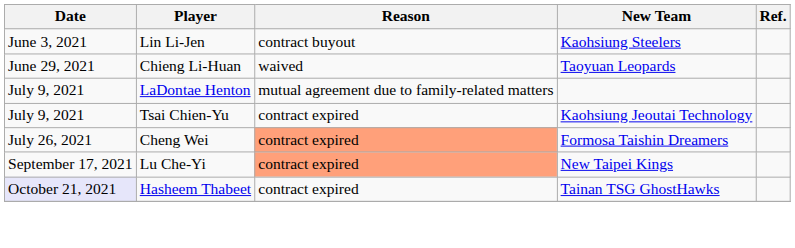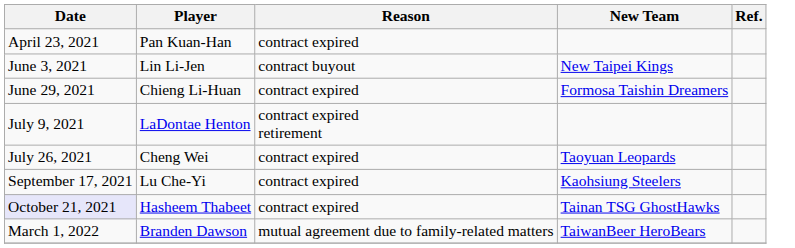+ row: (186, 41)
(621, 41) Kaohsiung Steelers -> (617, 66) New Taipei Kings
(281, 66) waived -> (308, 90) contract expired
(618, 66) Taoyuan Leopards -> (644, 90) Formosa Taishin Dreamers
(406, 90) mutual agreement due to family-related matters -> (308, 123) contract expired retirement
- row: (184, 115)
(308, 139) lightsalmon background -> (308, 157) no background
(644, 139) Formosa Taishin Dreamers -> (618, 157) Taoyuan Leopards
(308, 164) lightsalmon background -> (308, 181) no background
(617, 164) New Taipei Kings -> (621, 181) Kaohsiung Steelers
+ row: (193, 231)
